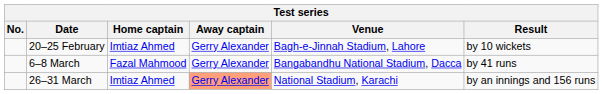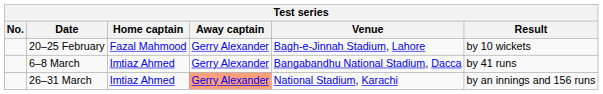(142, 47) Imtiaz Ahmed -> (148, 47) Fazal Mahmood
(148, 64) Fazal Mahmood -> (142, 64) Imtiaz Ahmed
